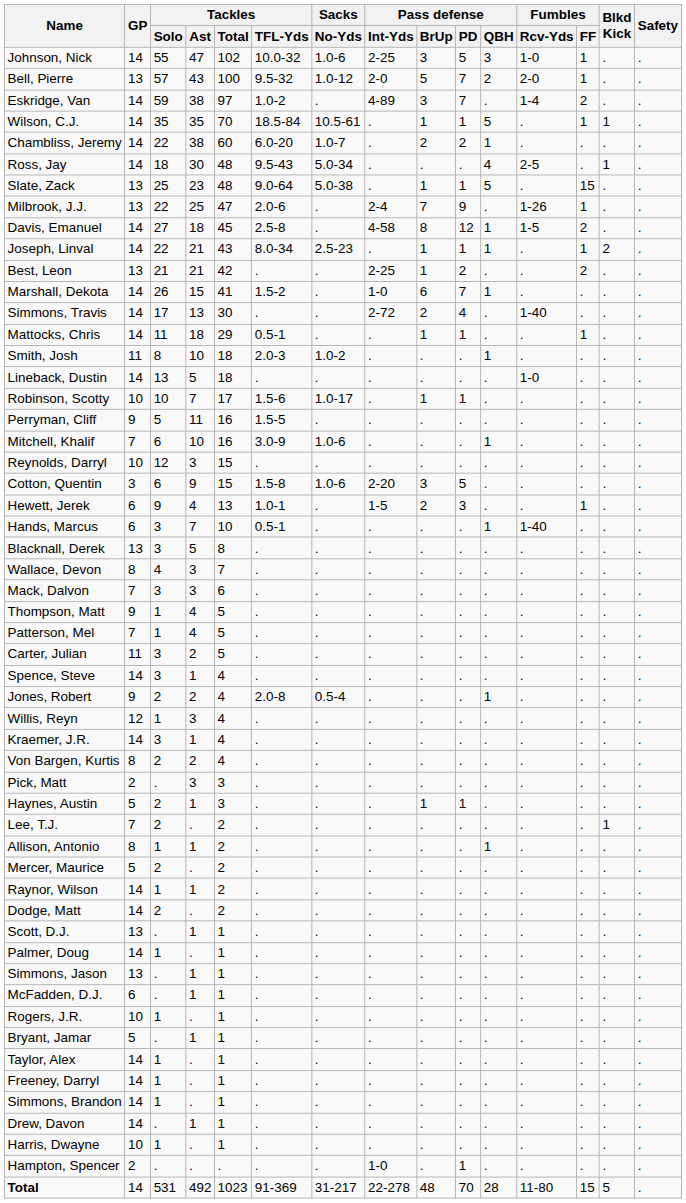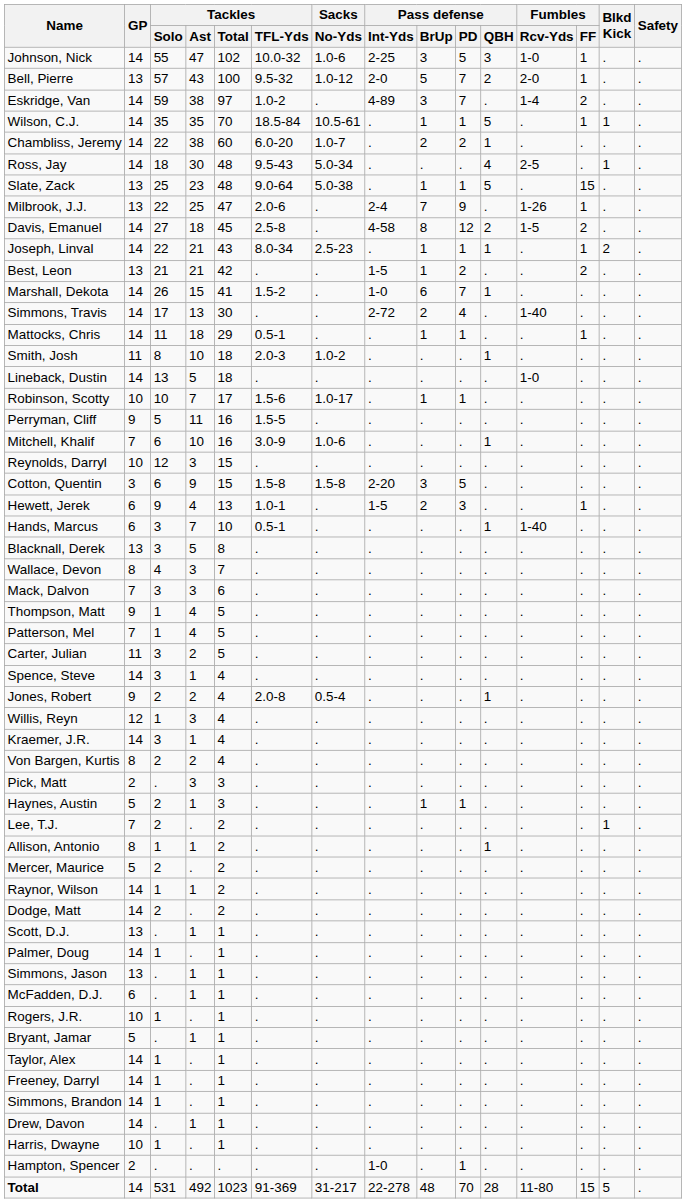(487, 228) 1 -> (487, 228) 2
(382, 270) 2-25 -> (378, 270) 1-5
(330, 484) 1.0-6 -> (330, 484) 1.5-8
